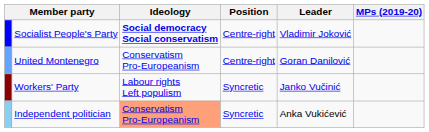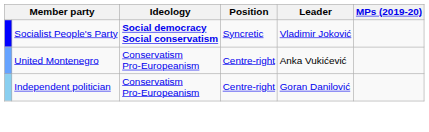(249, 33) Centre-right -> (243, 33) Syncretic
(315, 60) Goran Danilović -> (313, 60) Anka Vukićević
- row: (47, 87)
(161, 114) lightsalmon background -> (161, 87) no background
(243, 114) Syncretic -> (249, 87) Centre-right
(313, 114) Anka Vukićević -> (315, 87) Goran Danilović
